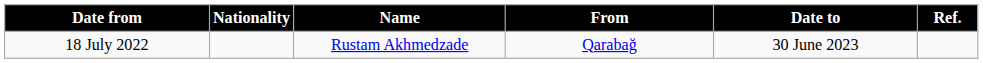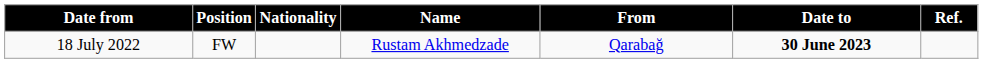+ column: (224, 18)
(816, 44) normal -> (826, 44) bold
